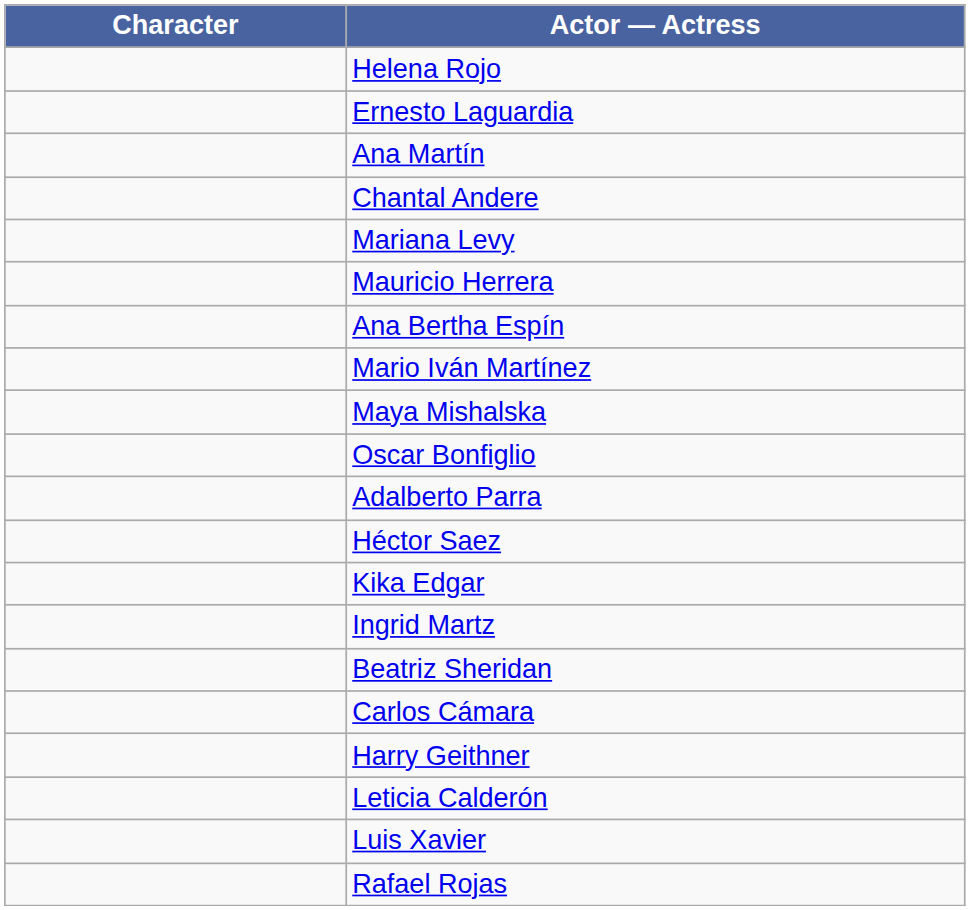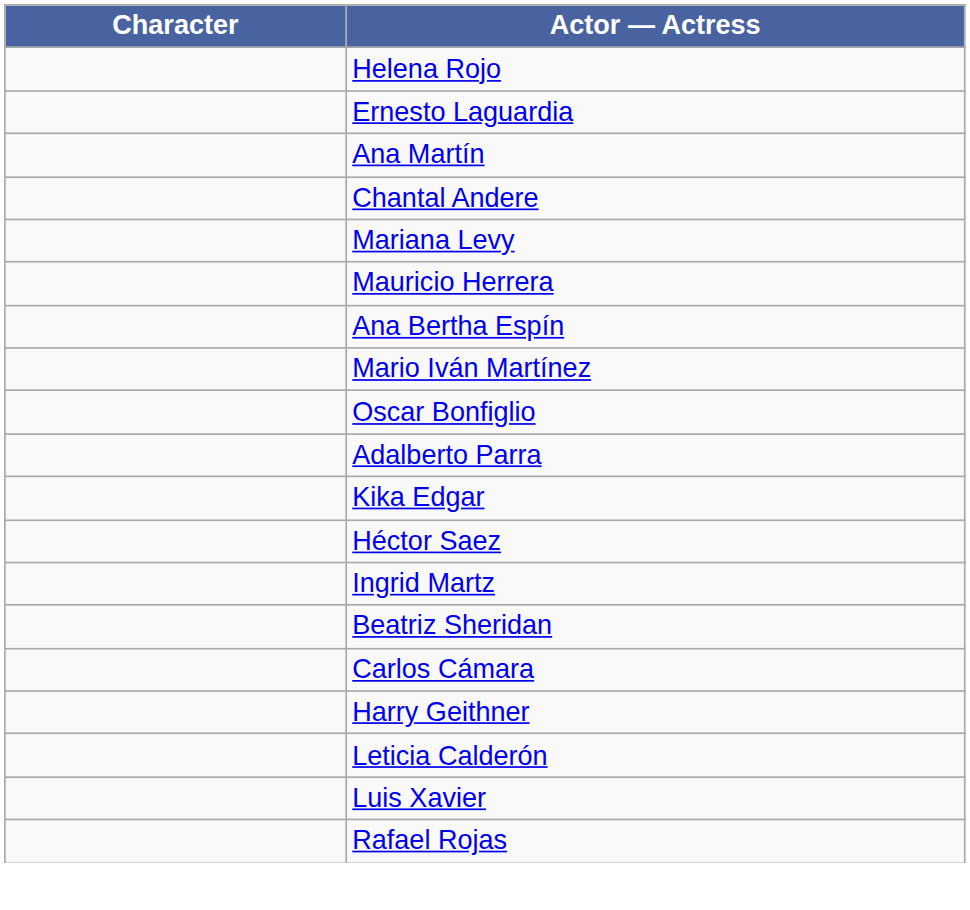- row: (449, 411)
rows swapped: (427, 540) <-> (418, 583)
